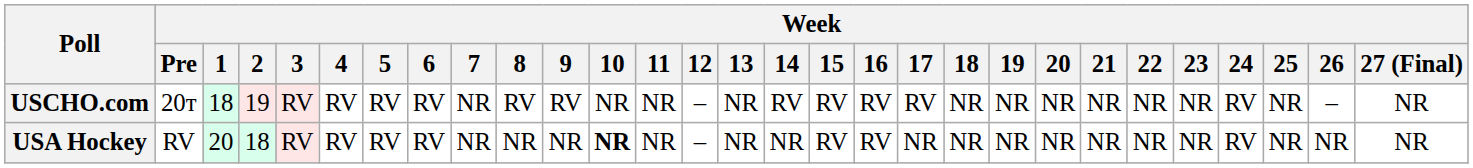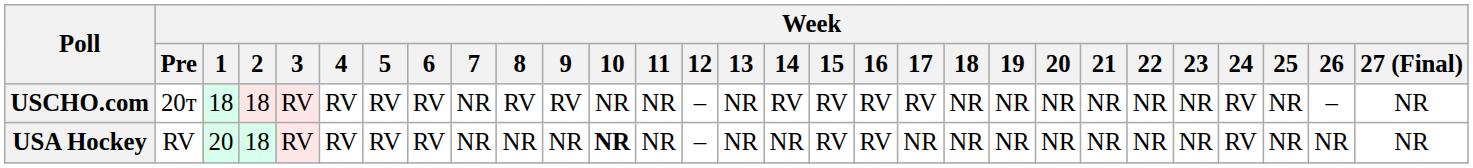(257, 102) 19 -> (257, 102) 18
